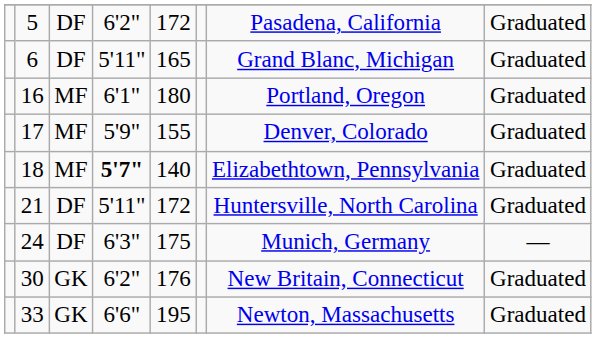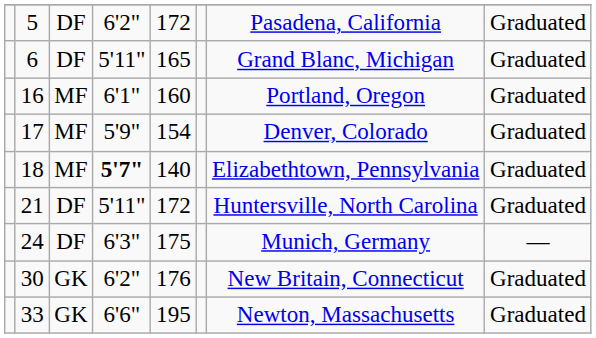(173, 95) 180 -> (173, 95) 160
(173, 132) 155 -> (173, 132) 154
